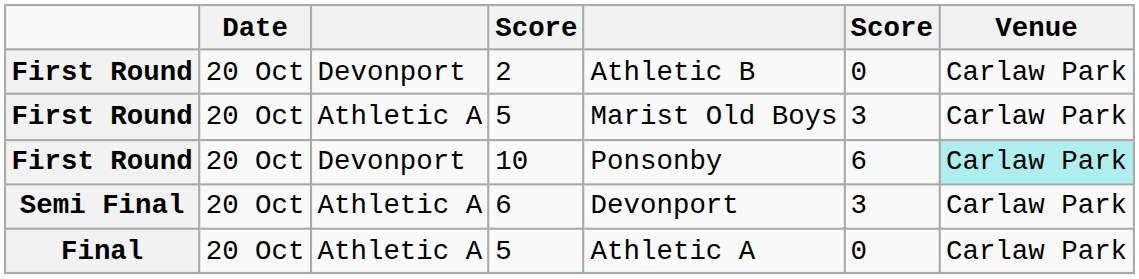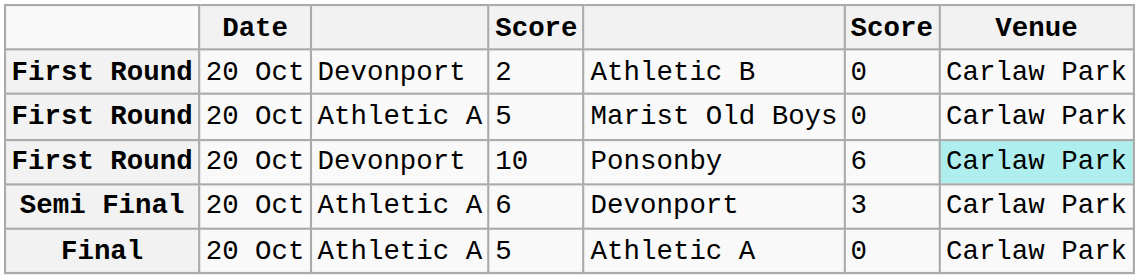(859, 117) 3 -> (859, 117) 0
